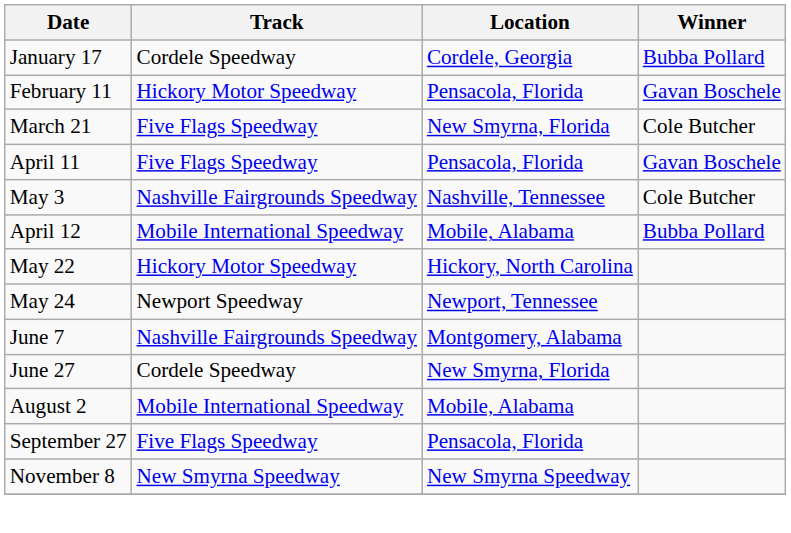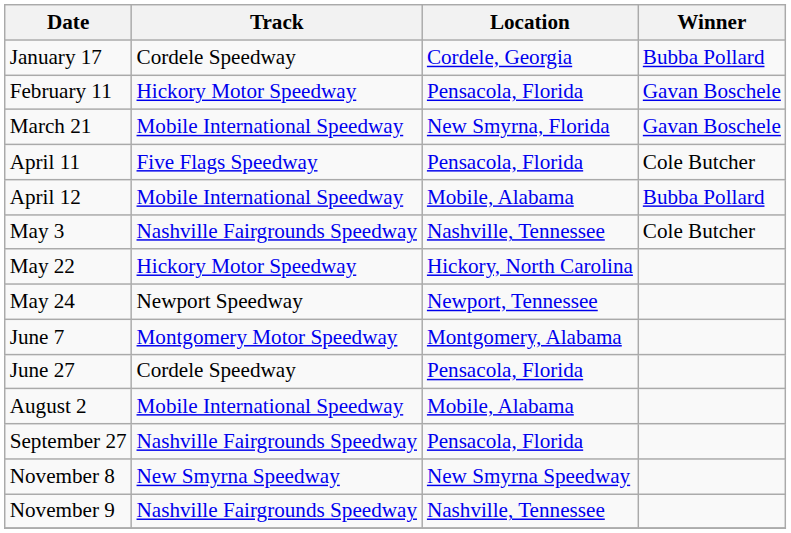(227, 127) Five Flags Speedway -> (270, 127) Mobile International Speedway
(699, 127) Cole Butcher -> (712, 127) Gavan Boschele
(712, 161) Gavan Boschele -> (699, 161) Cole Butcher
rows swapped: (45, 231) <-> (37, 196)
(277, 336) Nashville Fairgrounds Speedway -> (267, 336) Montgomery Motor Speedway
(518, 371) New Smyrna, Florida -> (505, 371) Pensacola, Florida
(227, 441) Five Flags Speedway -> (277, 441) Nashville Fairgrounds Speedway
+ row: (62, 511)
